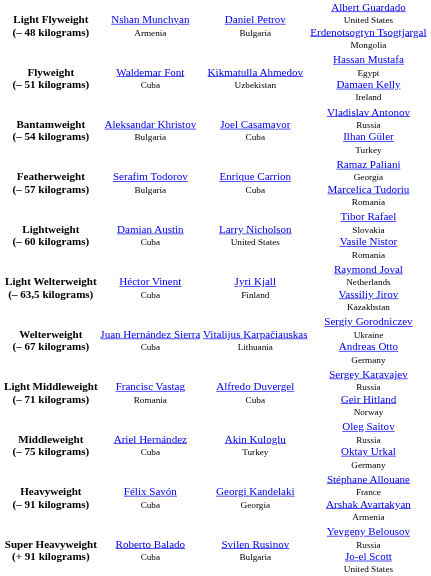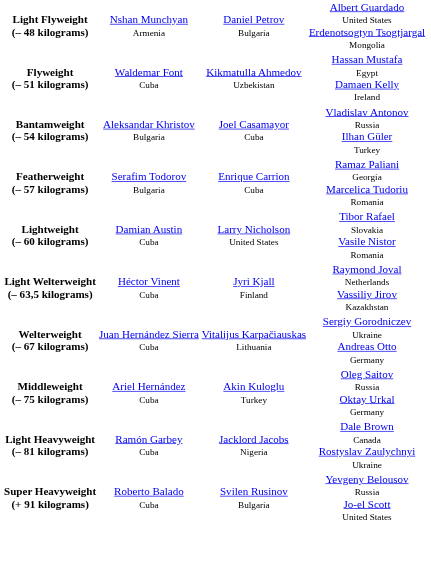- row: (51, 393)
+ row: (50, 445)
- row: (51, 498)
